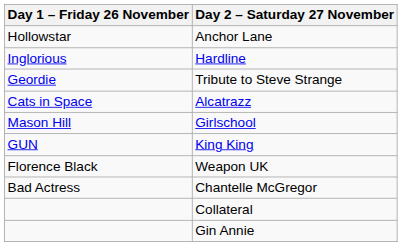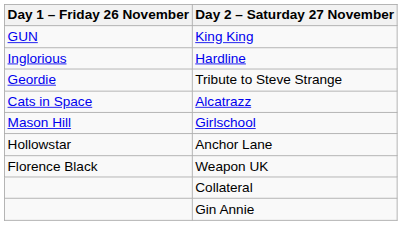rows swapped: (224, 144) <-> (234, 36)
- row: (256, 187)
